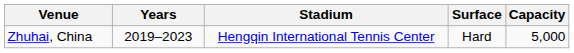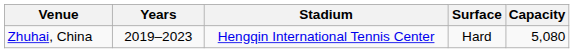(548, 36) 5,000 -> (548, 36) 5,080
